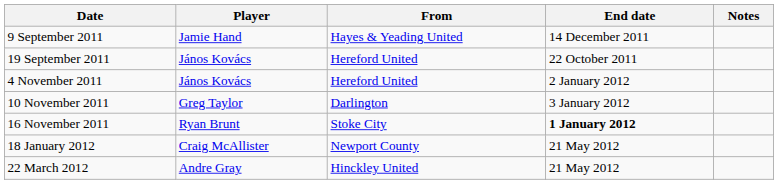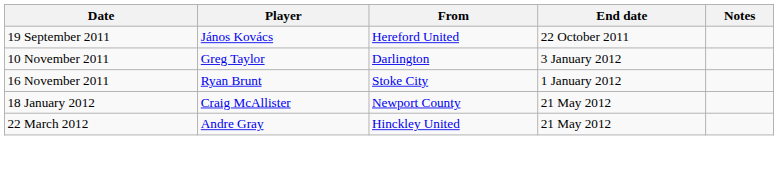- row: (55, 37)
- row: (55, 81)
(592, 124) bold -> (581, 81) normal
